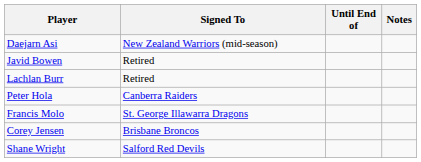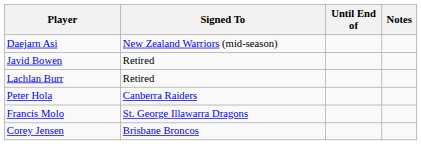- row: (36, 149)
